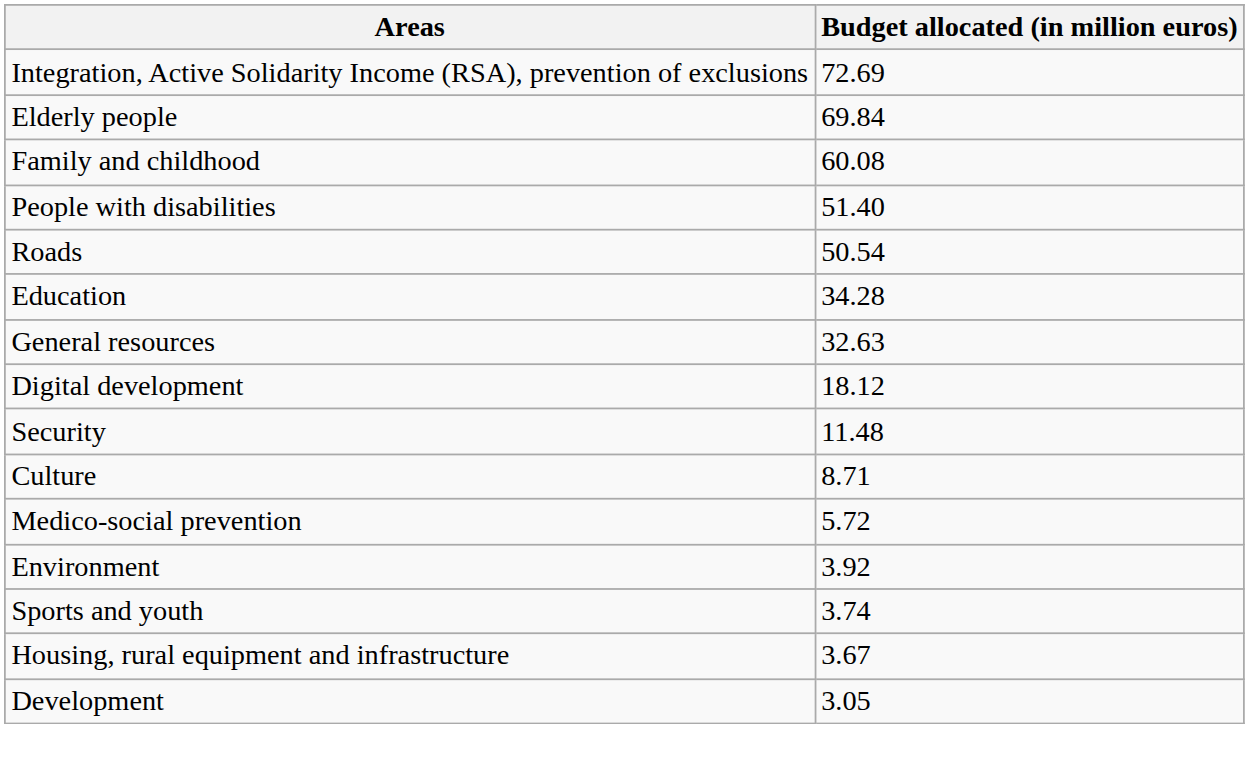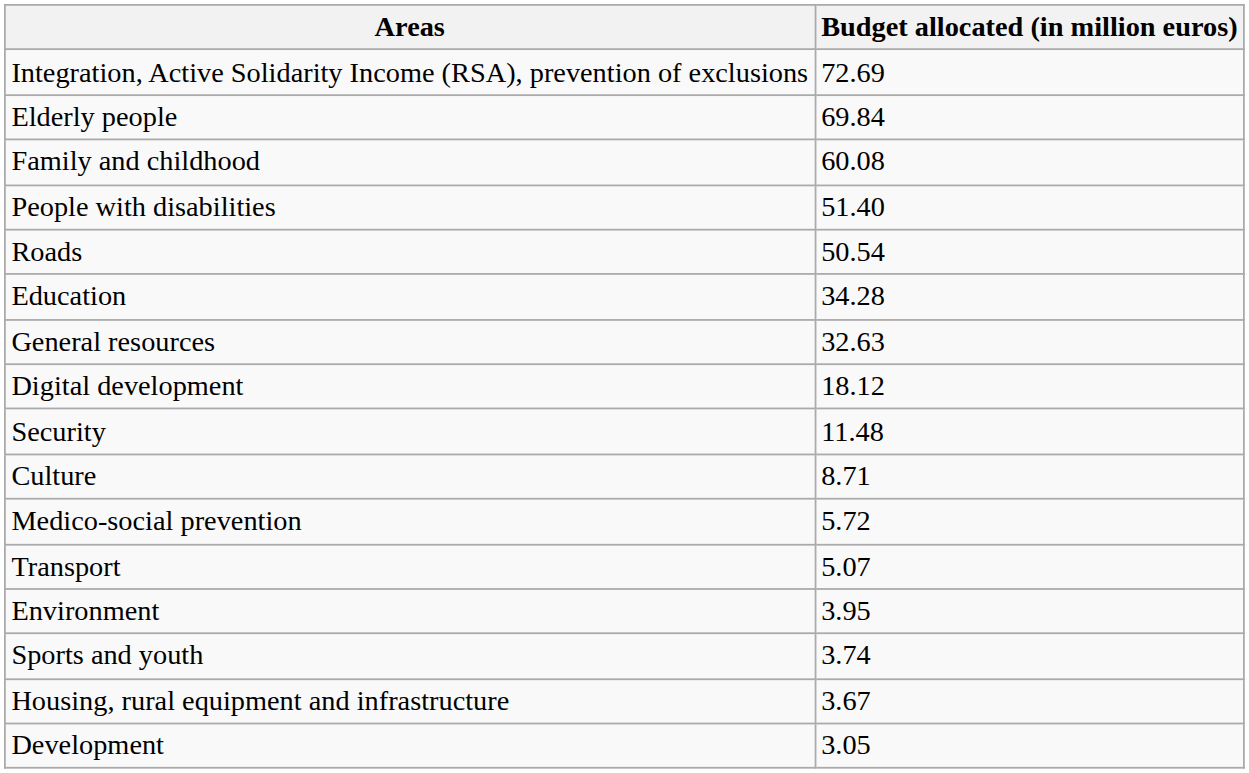+ row: (66, 565)
(846, 565) 3.92 -> (846, 610) 3.95
